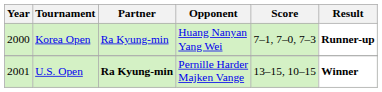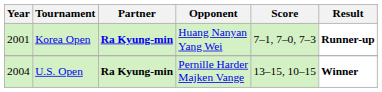(18, 39) 2000 -> (18, 39) 2001
(135, 39) normal -> (137, 39) bold
(18, 71) 2001 -> (18, 71) 2004
